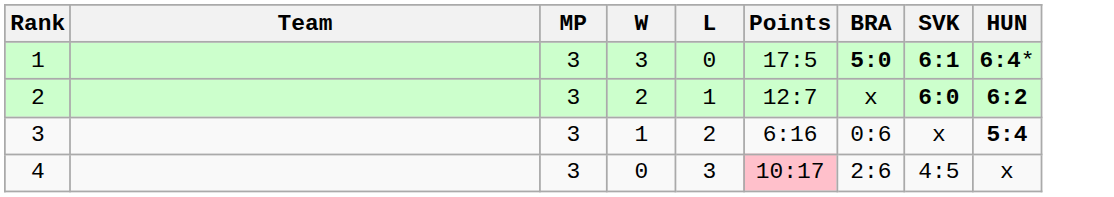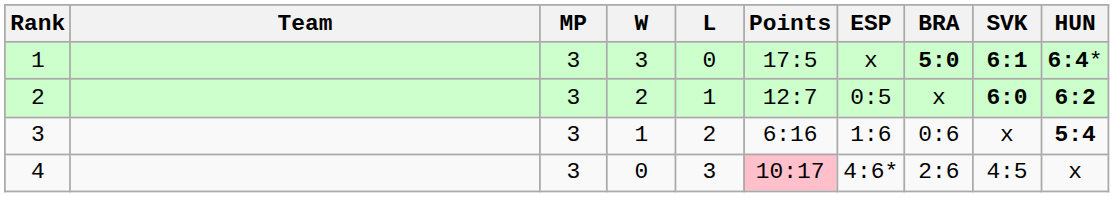+ column: (871, 24)
